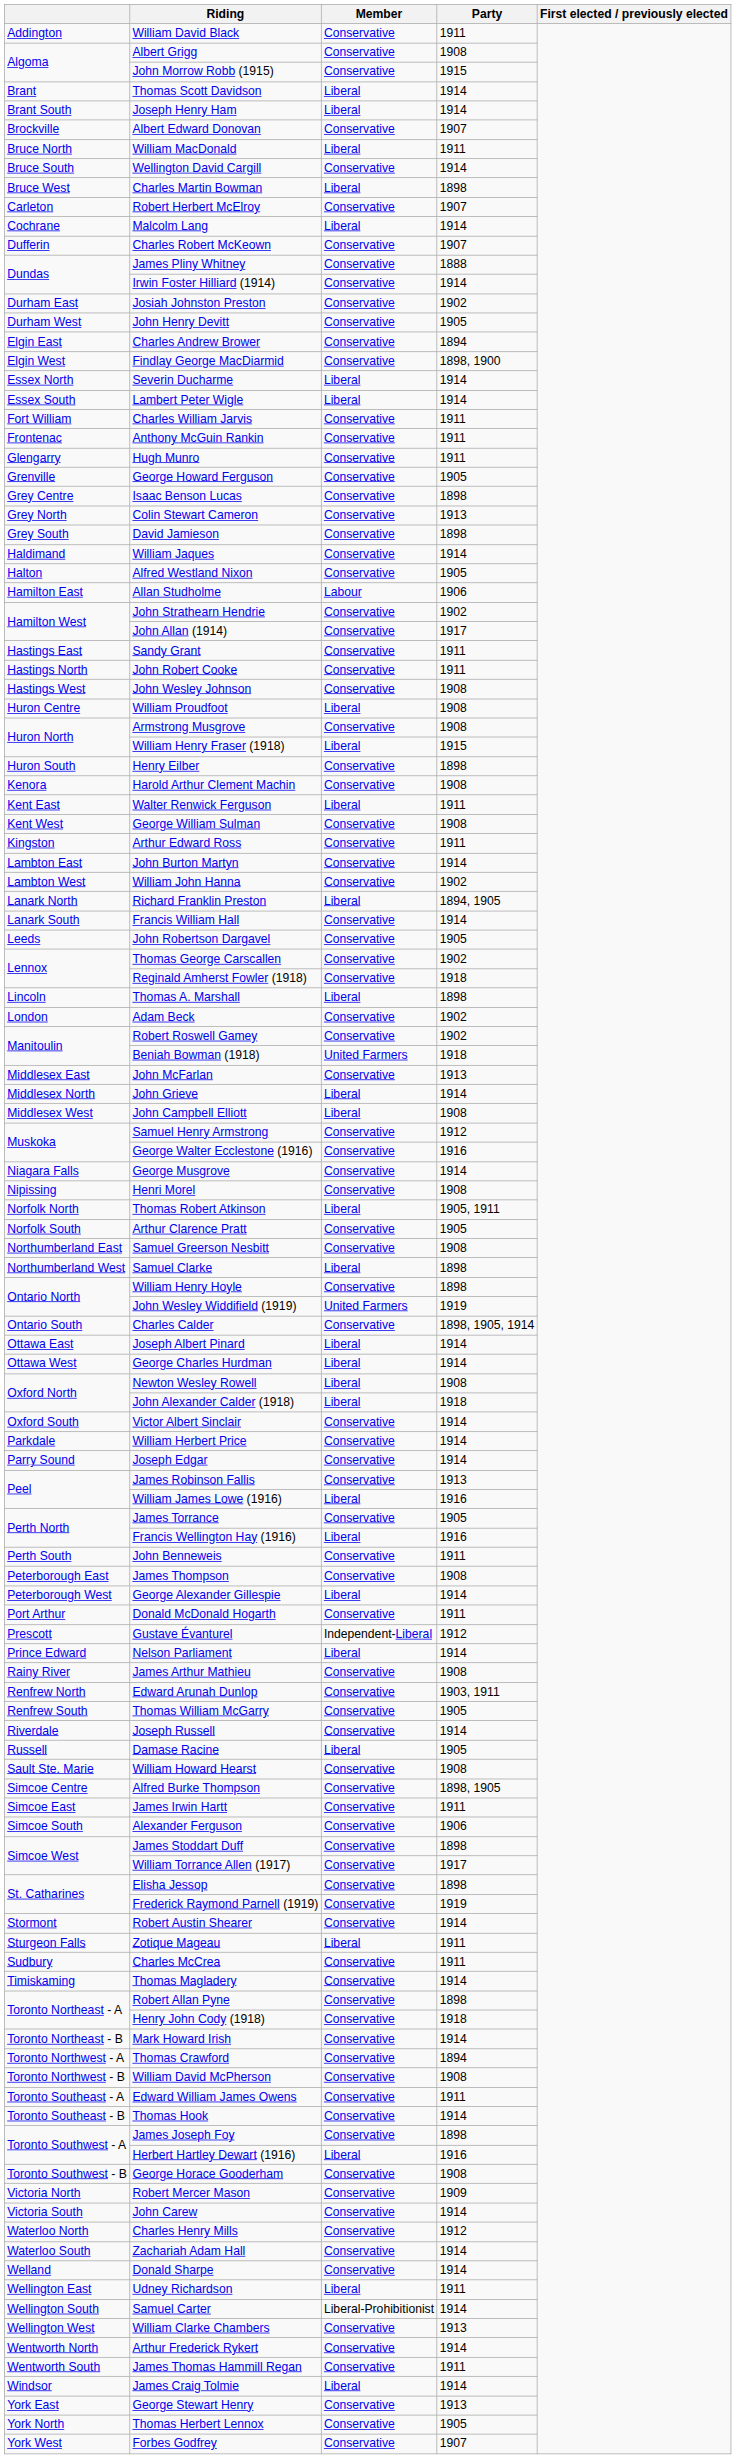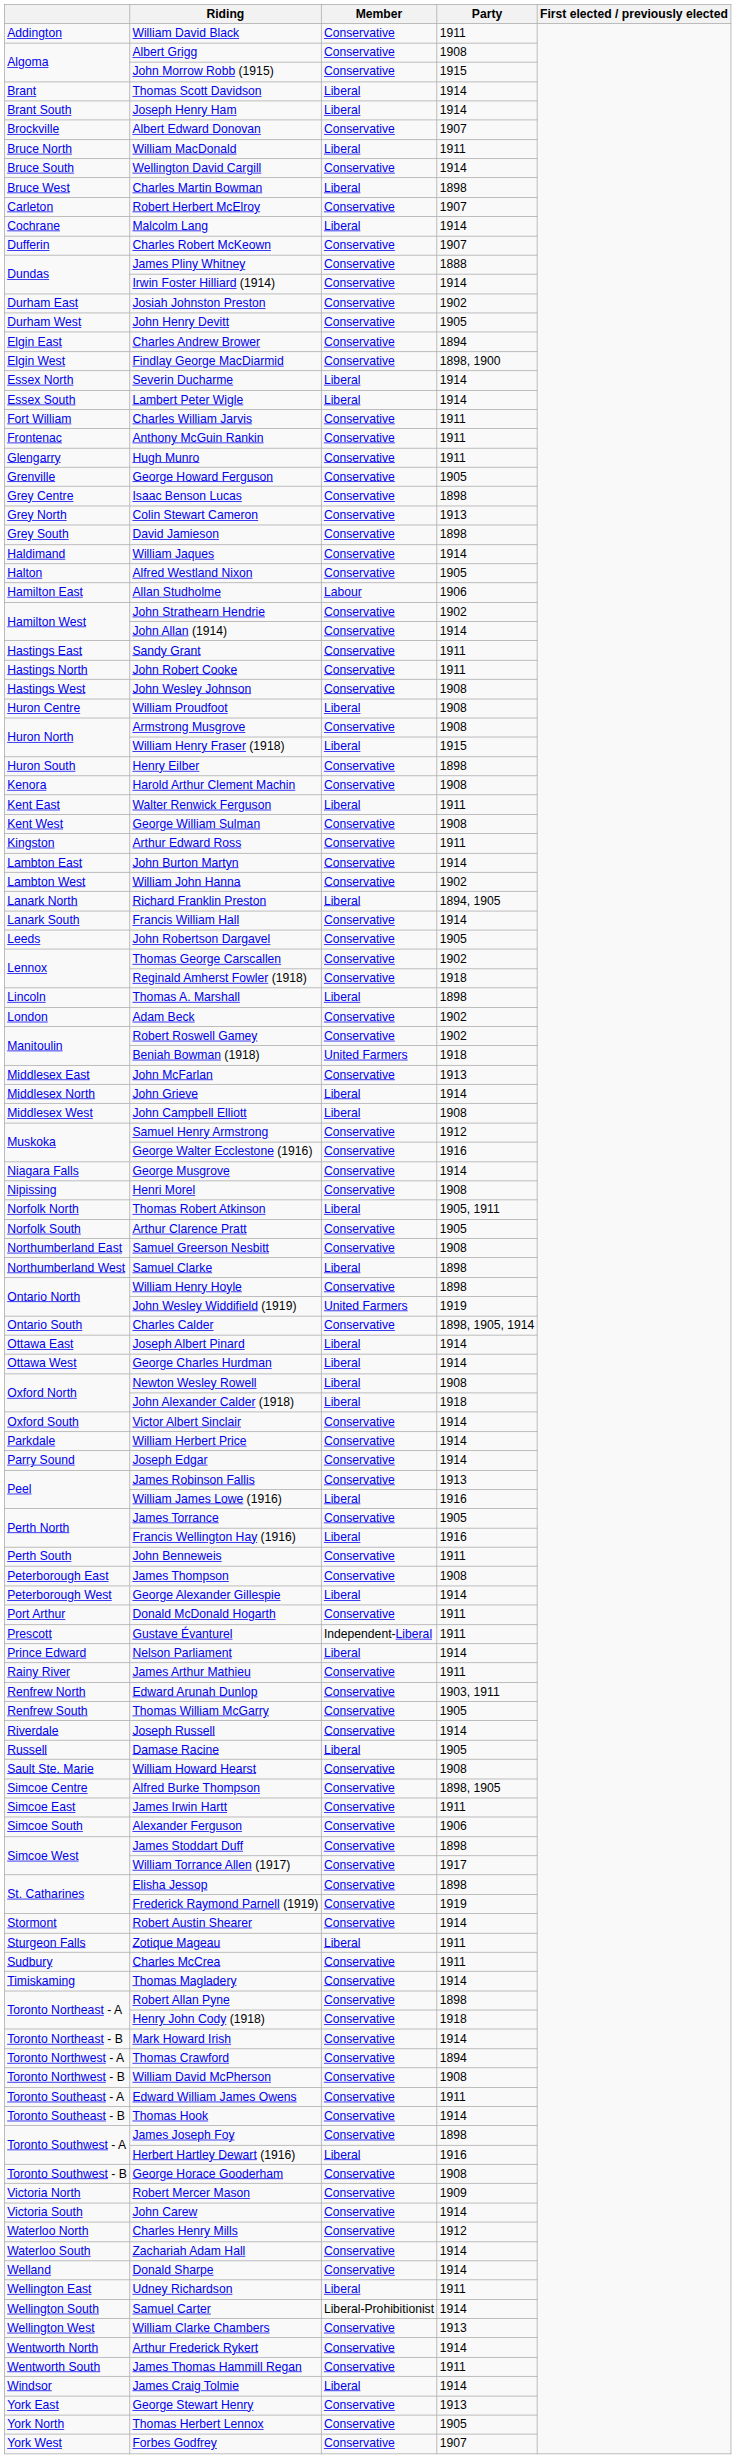(453, 631) 1917 -> (453, 631) 1914
(453, 1634) 1912 -> (453, 1634) 1911
(453, 1672) 1908 -> (453, 1672) 1911
